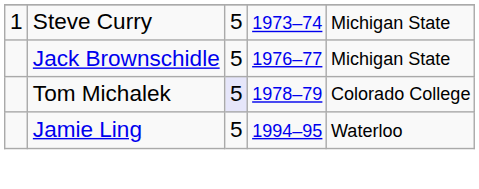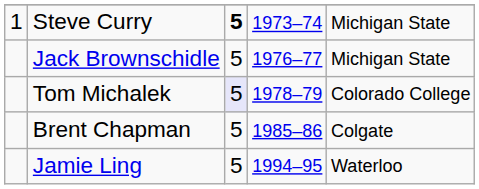(236, 22) normal -> (236, 22) bold
+ row: (112, 129)
